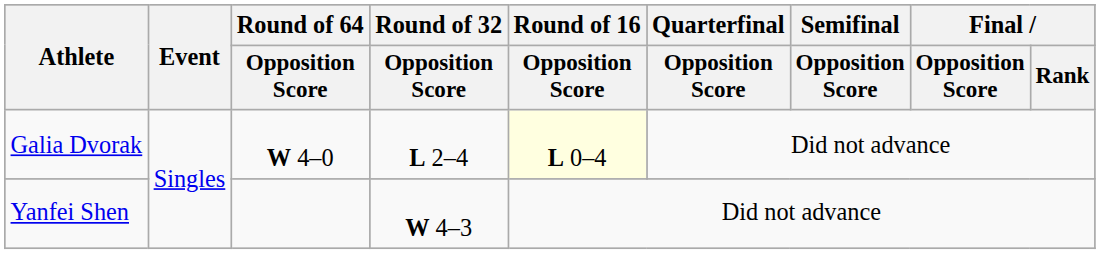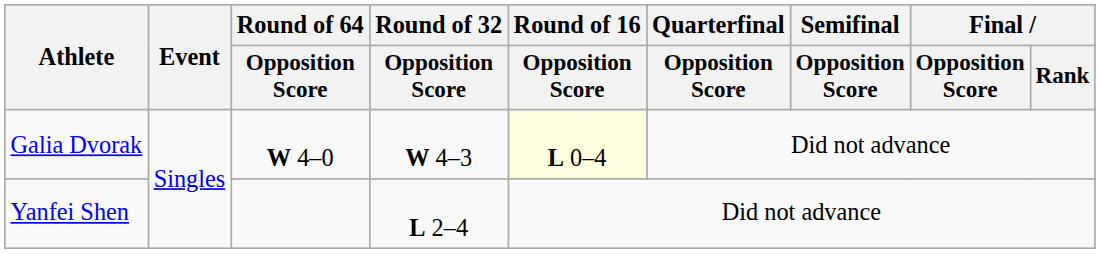(439, 158) L 2–4 -> (439, 158) W 4–3
(439, 227) W 4–3 -> (439, 227) L 2–4
